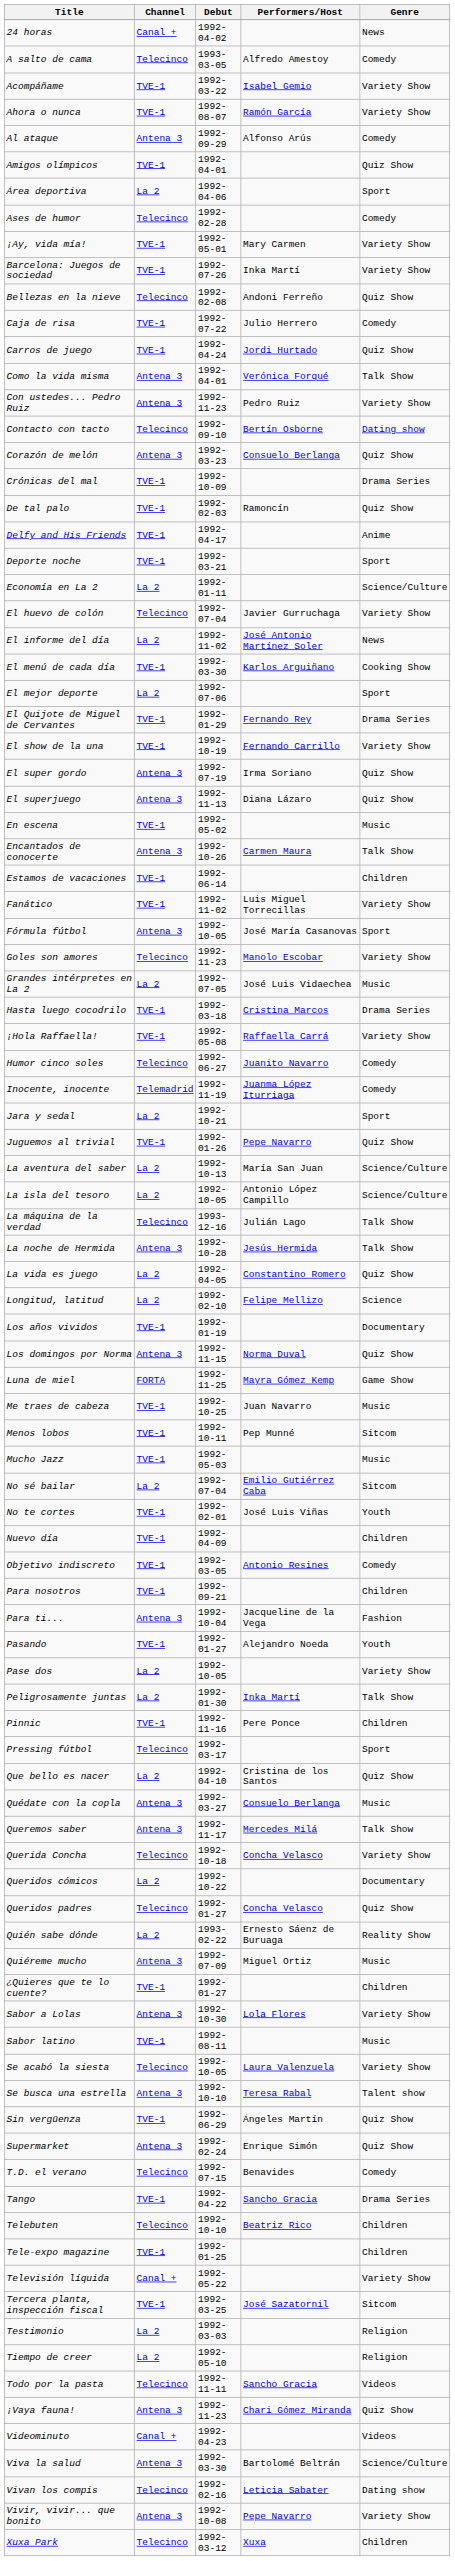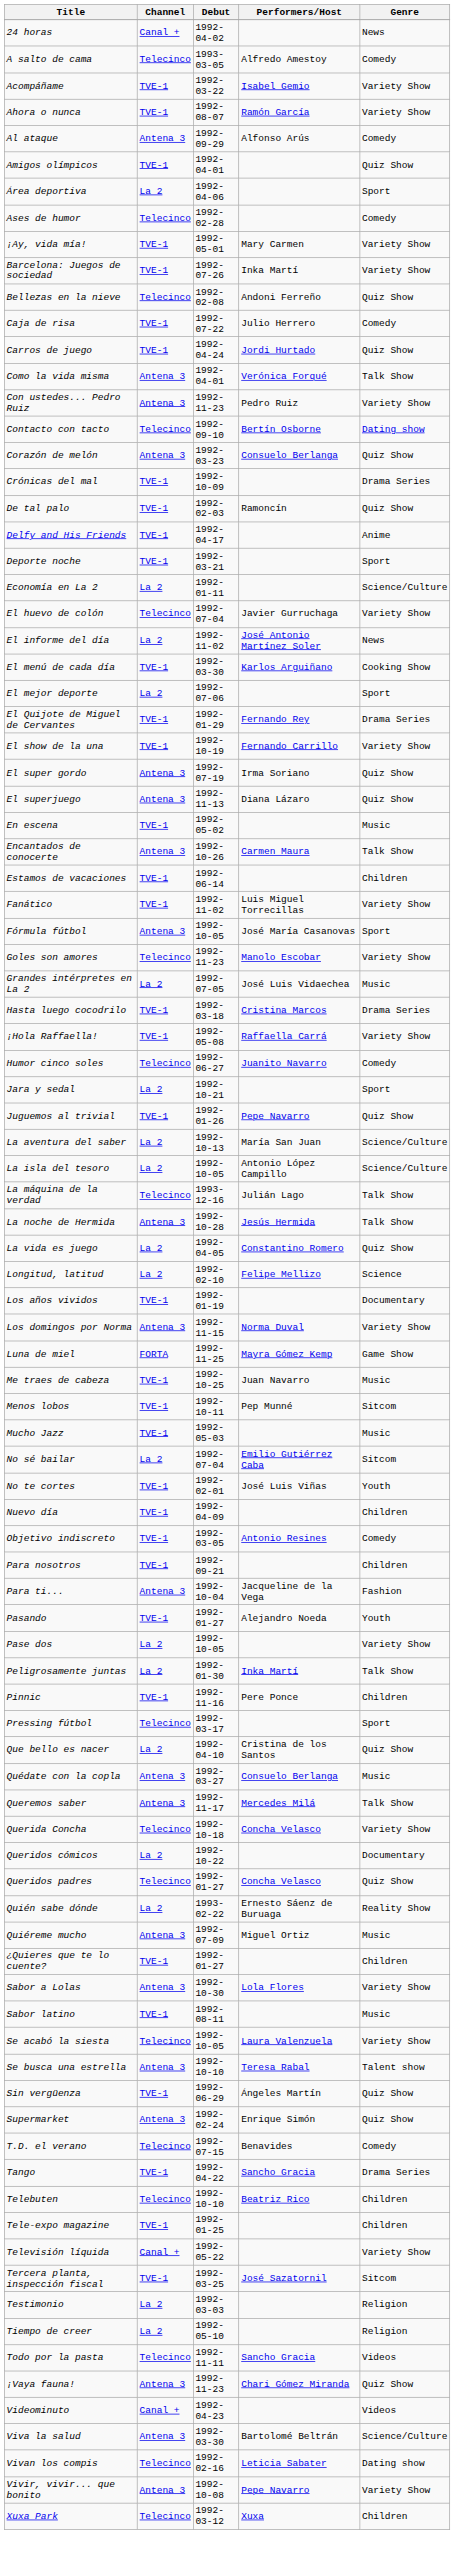- row: (58, 1090)
(388, 1354) Quiz Show -> (396, 1327) Variety Show
